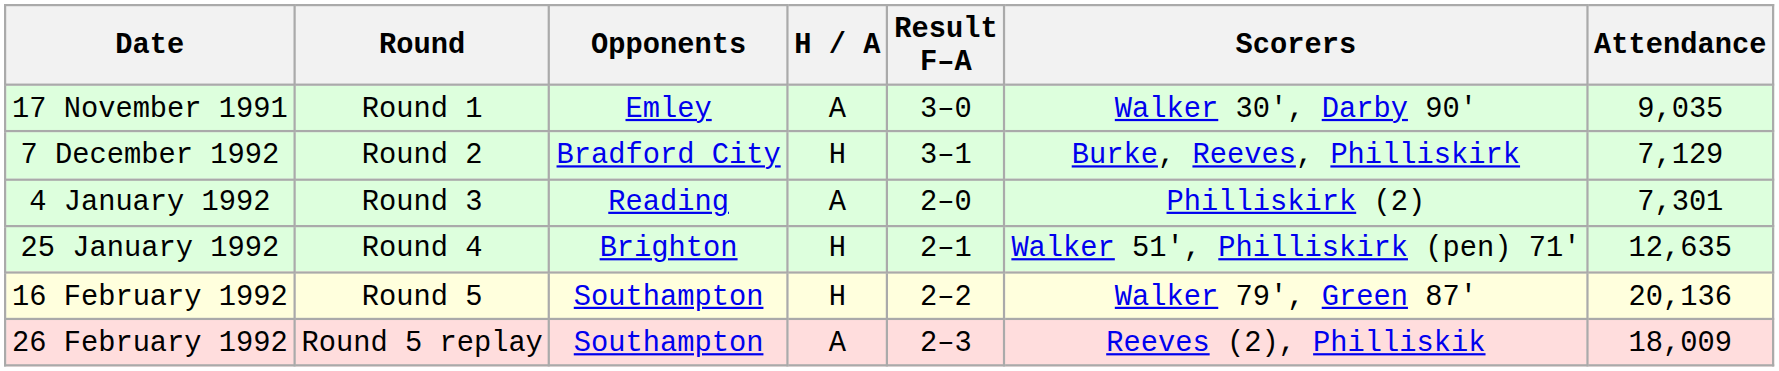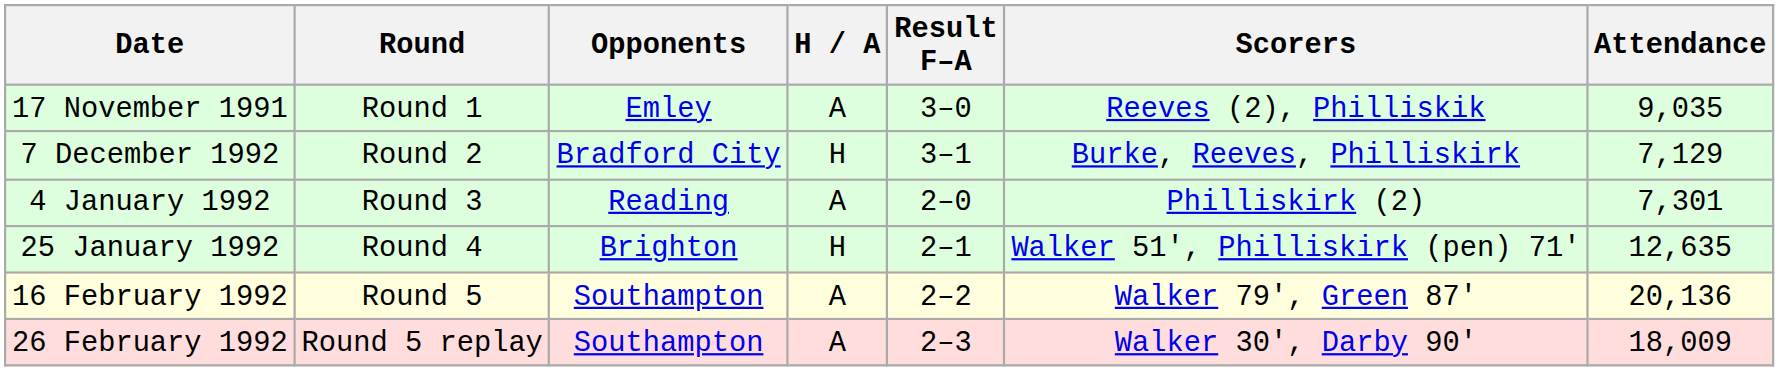(1296, 108) Walker 30', Darby 90' -> (1296, 108) Reeves (2), Philliskik
(837, 296) H -> (837, 296) A
(1296, 343) Reeves (2), Philliskik -> (1296, 343) Walker 30', Darby 90'
